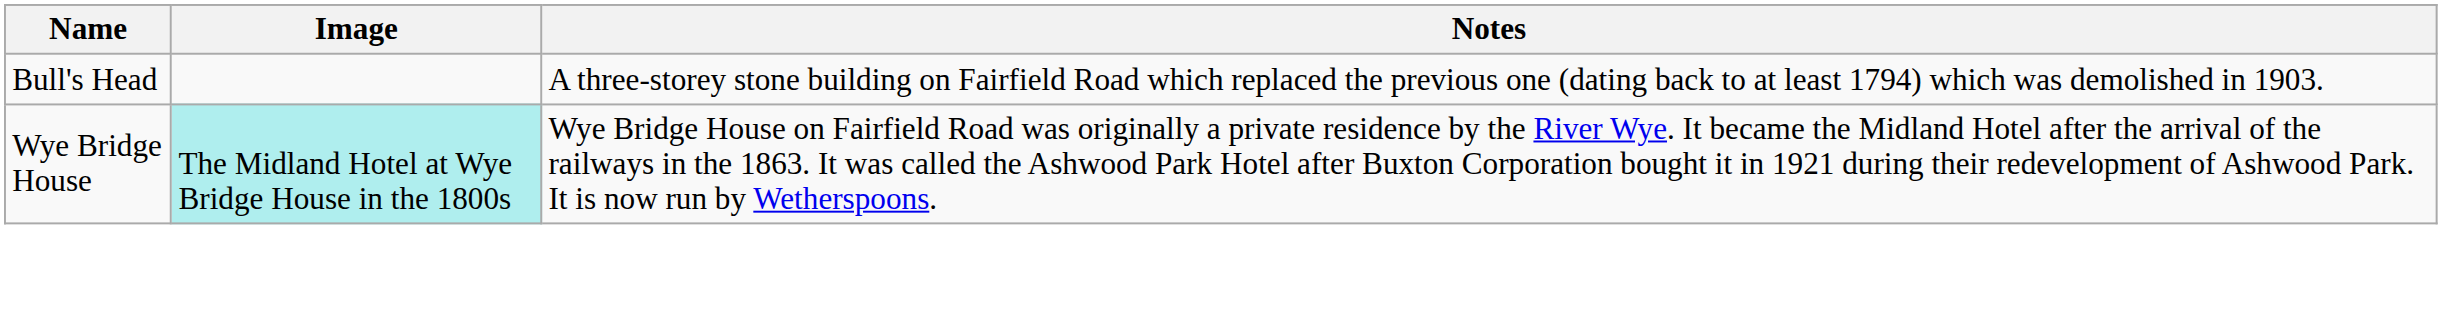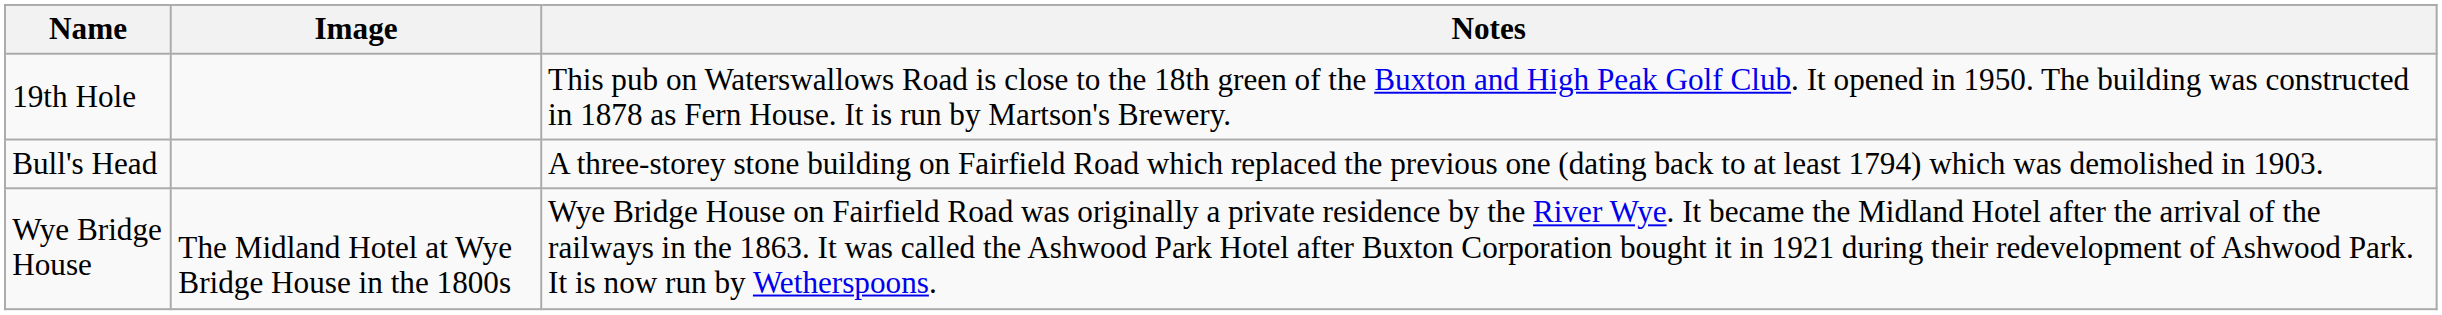+ row: (74, 96)
(345, 180) paleturquoise background -> (345, 265) no background
